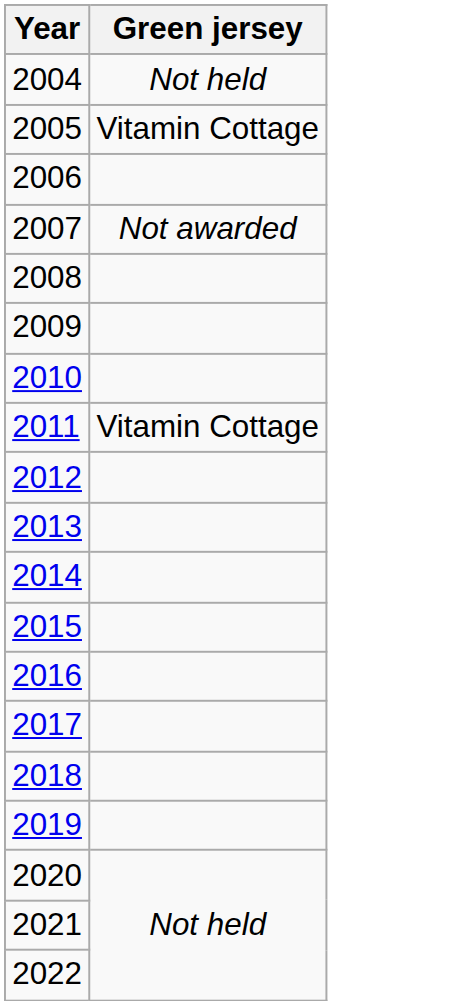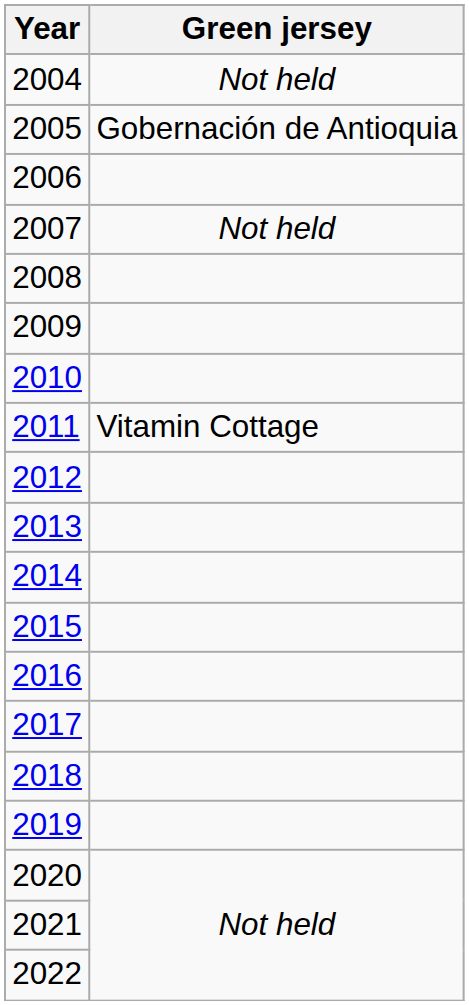(208, 128) Vitamin Cottage -> (277, 128) Gobernación de Antioquia
(208, 228) Not awarded -> (277, 228) Not held
